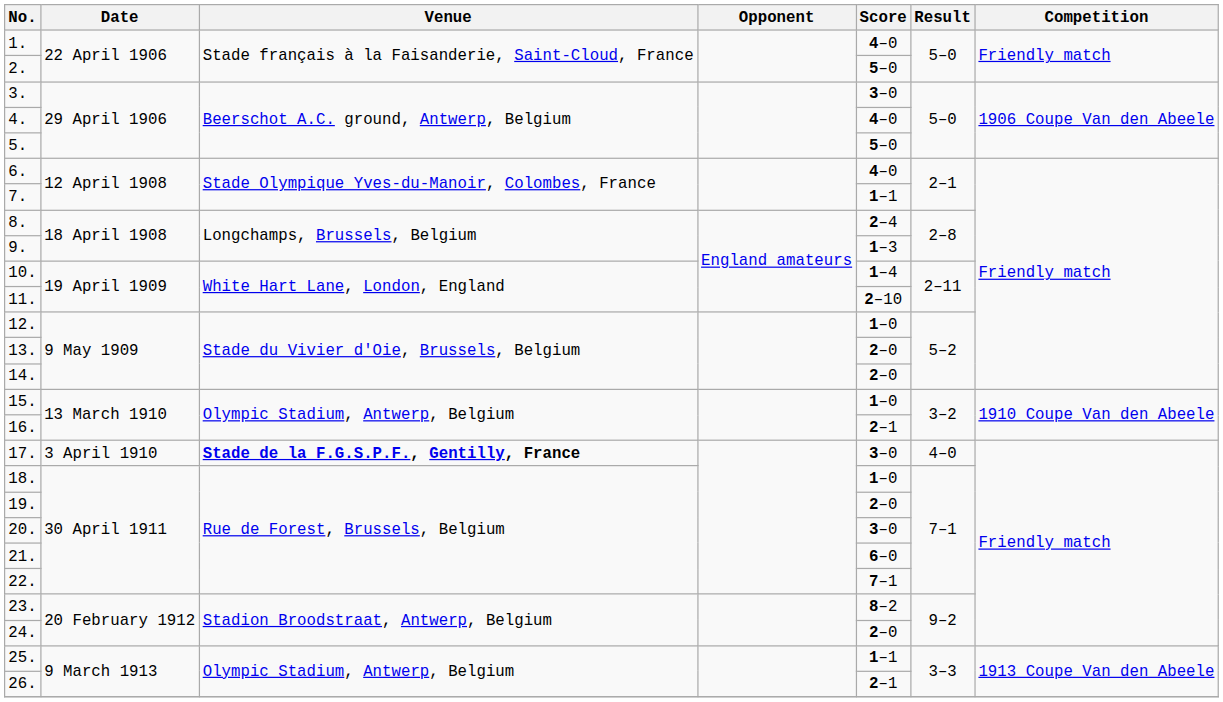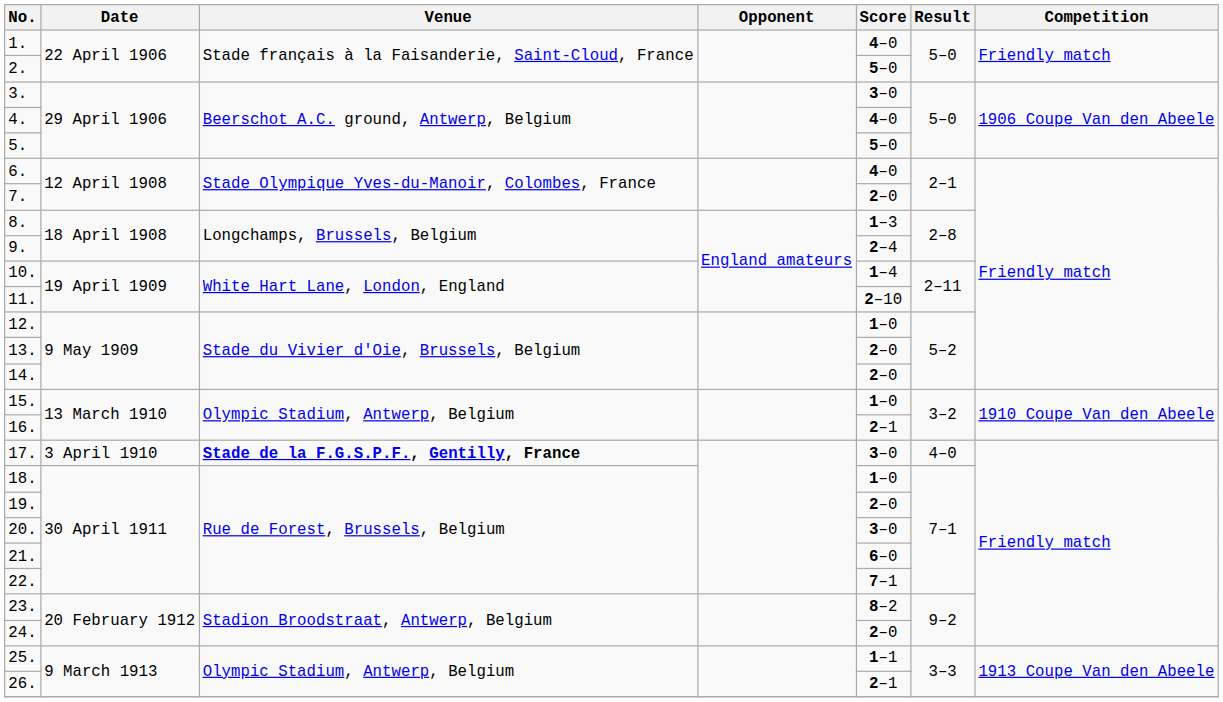(883, 197) 1–1 -> (883, 197) 2–0
(883, 223) 2–4 -> (883, 223) 1–3
(883, 248) 1–3 -> (883, 248) 2–4
